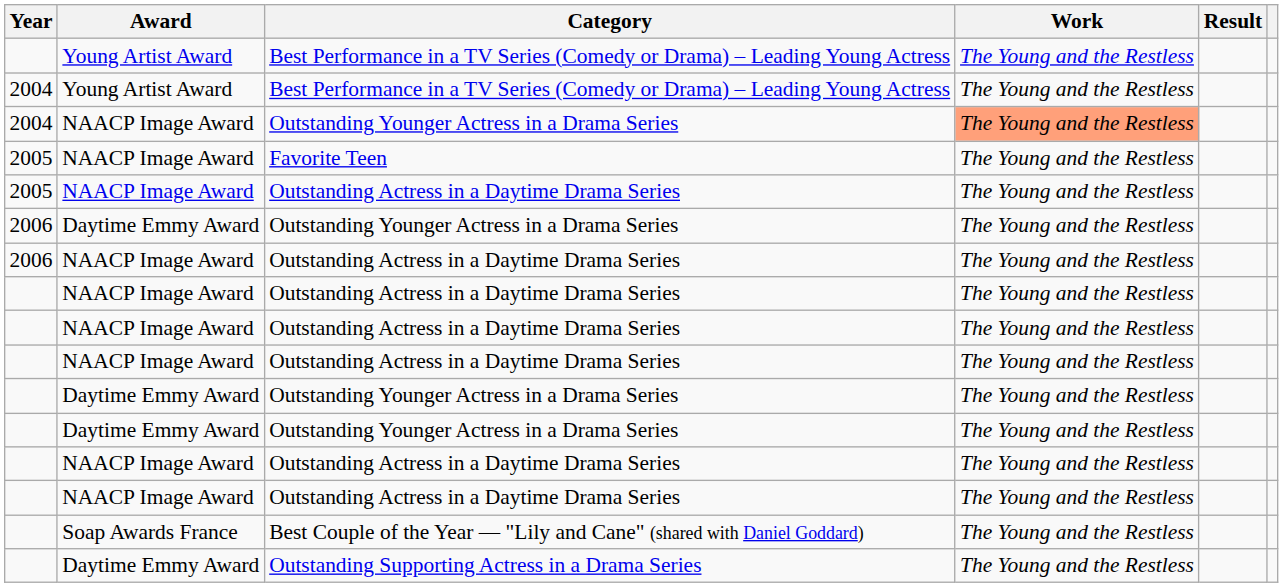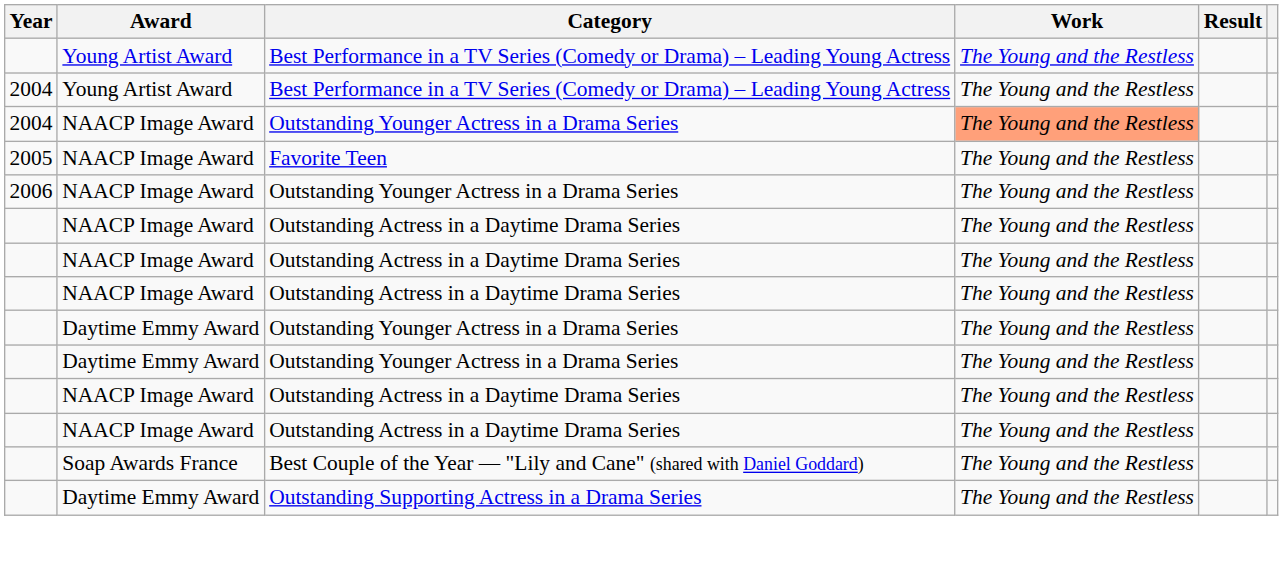- row: (31, 191)
(161, 225) Daytime Emmy Award -> (158, 191) NAACP Image Award
- row: (31, 259)
